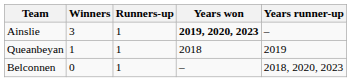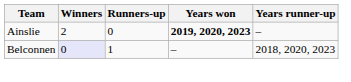(72, 31) 3 -> (64, 31) 2
(119, 31) 1 -> (110, 31) 0
- row: (35, 49)
(72, 67) no background -> (64, 49) lavender background
